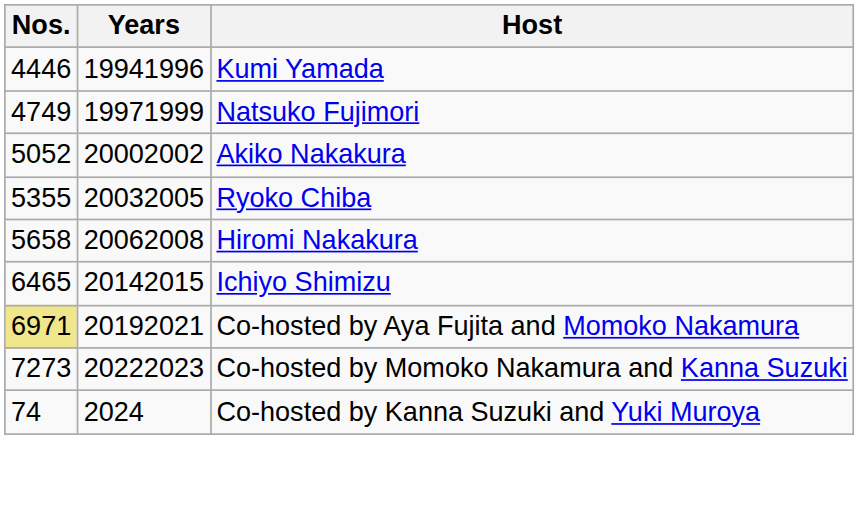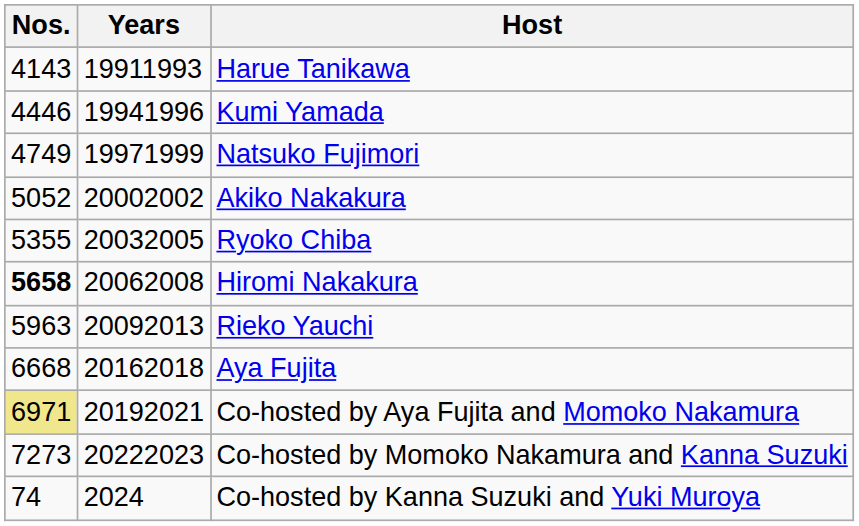+ row: (313, 68)
(41, 240) normal -> (41, 283) bold
+ row: (295, 326)
- row: (304, 283)
+ row: (276, 369)
